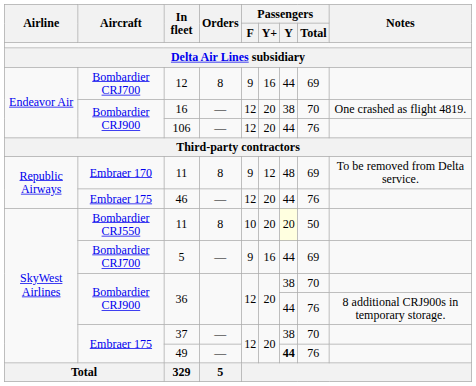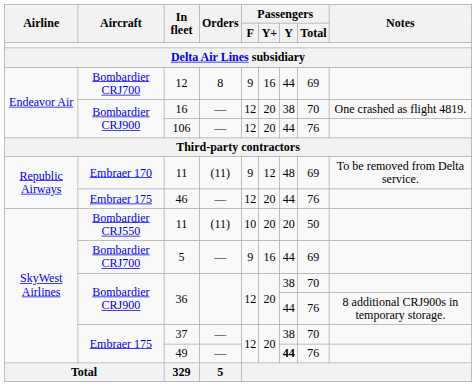(220, 173) 8 -> (220, 173) (11)
(220, 224) 8 -> (220, 224) (11)
(289, 224) lightyellow background -> (289, 224) no background
